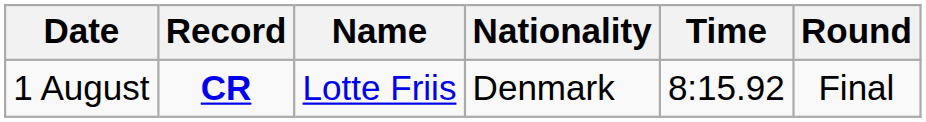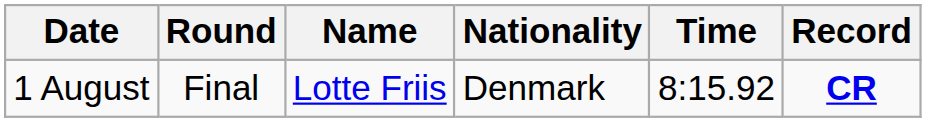columns swapped: (856, 32) <-> (226, 32)
